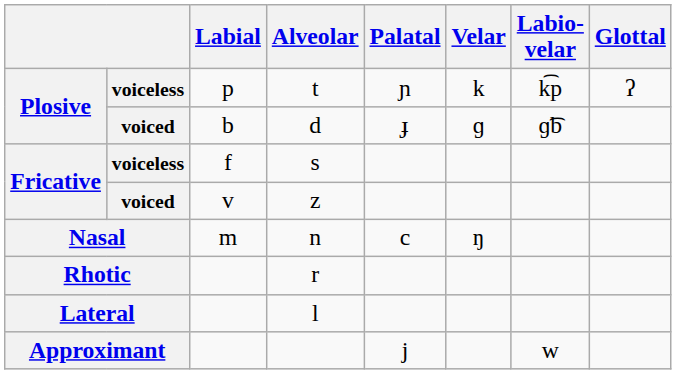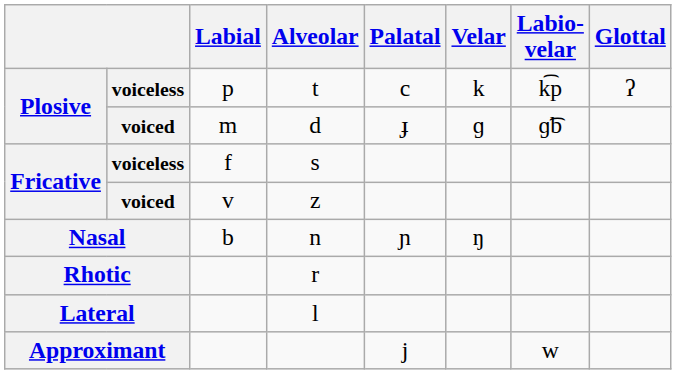(405, 87) ɲ -> (405, 87) c
(228, 125) b -> (228, 125) m
(228, 237) m -> (228, 237) b
(405, 237) c -> (405, 237) ɲ
